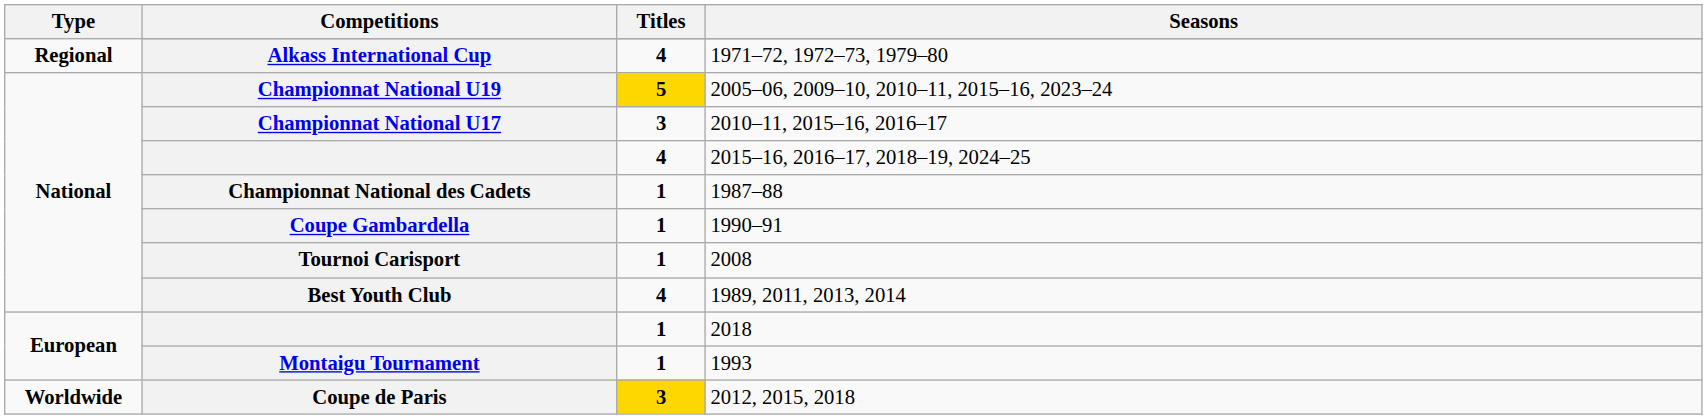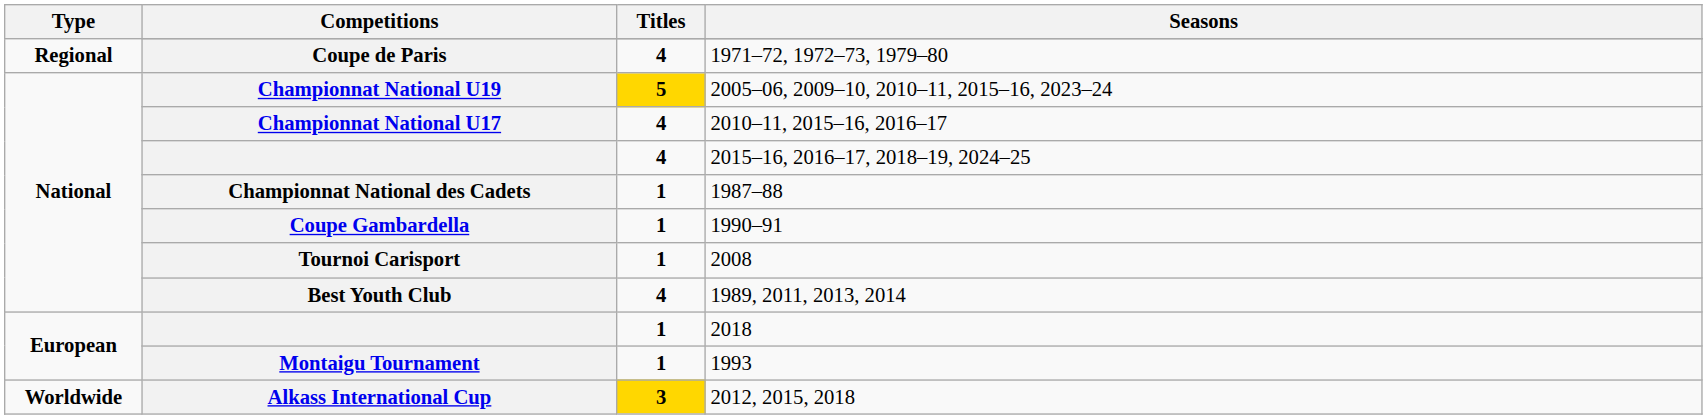(379, 55) Alkass International Cup -> (379, 55) Coupe de Paris
(661, 123) 3 -> (661, 123) 4
(379, 396) Coupe de Paris -> (379, 396) Alkass International Cup
